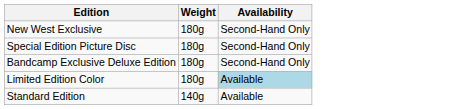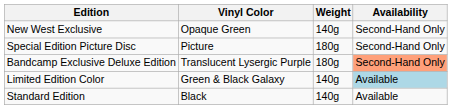+ column: (246, 12)
(192, 29) 180g -> (327, 29) 140g
(265, 63) no background -> (400, 63) lightsalmon background
(192, 79) 180g -> (327, 79) 140g
